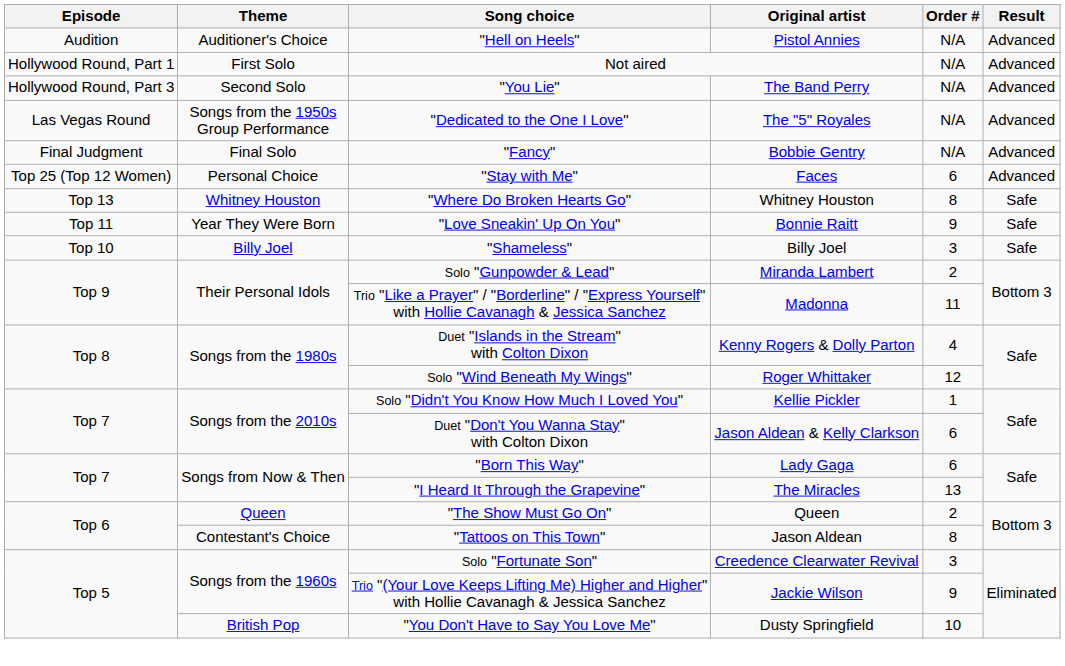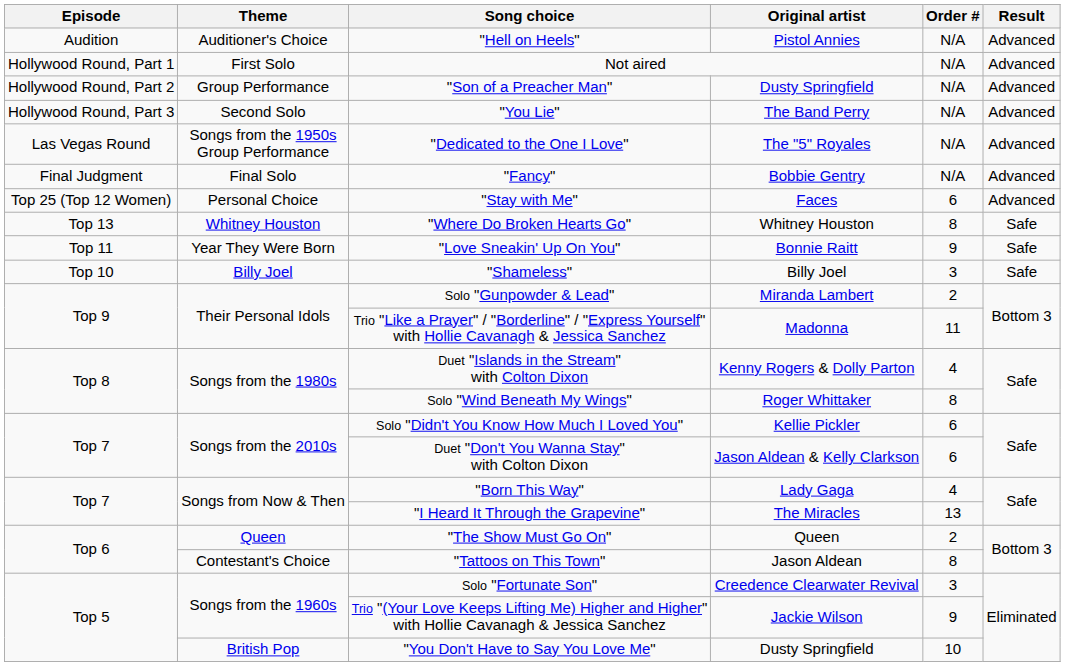+ row: (530, 87)
(953, 377) 12 -> (953, 401) 8
(953, 401) 1 -> (953, 424) 6
(953, 465) 6 -> (953, 489) 4
